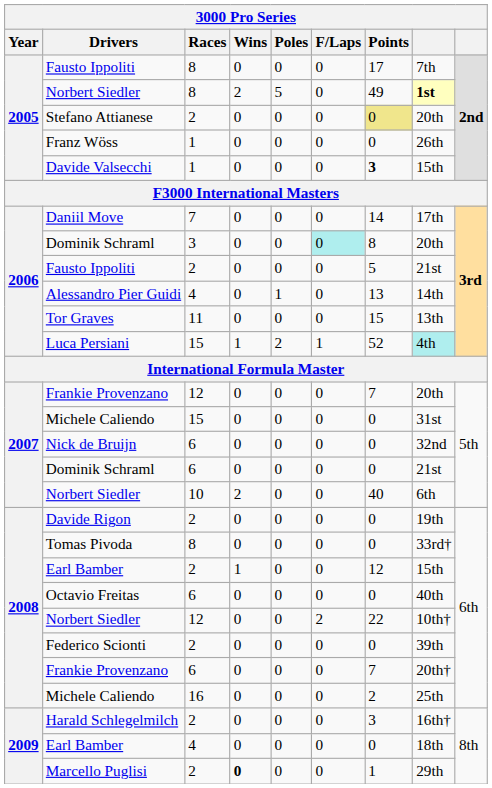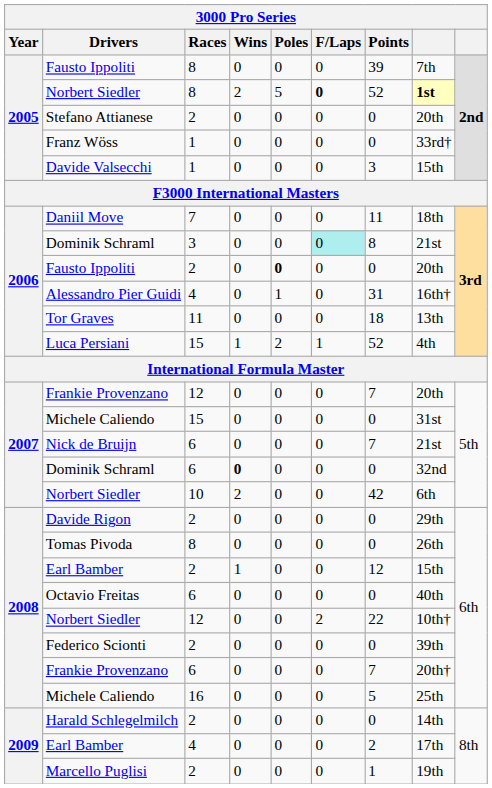(376, 66) 17 -> (376, 66) 39
(319, 92) normal -> (319, 92) bold
(376, 92) 49 -> (376, 92) 52
(372, 117) khaki background -> (372, 117) no background
(430, 142) 26th -> (434, 142) 33rd†
(372, 167) bold -> (372, 167) normal
(376, 217) 14 -> (376, 217) 11
(430, 217) 17th -> (430, 217) 18th
(430, 242) 20th -> (429, 242) 21st
(278, 267) normal -> (278, 267) bold
(372, 267) 5 -> (372, 267) 0
(429, 267) 21st -> (430, 267) 20th
(376, 293) 13 -> (376, 293) 31
(430, 293) 14th -> (434, 293) 16th†
(376, 318) 15 -> (376, 318) 18
(426, 343) paleturquoise background -> (426, 343) no background
(372, 443) 0 -> (372, 443) 7
(431, 443) 32nd -> (429, 443) 21st
(237, 468) normal -> (237, 468) bold
(429, 468) 21st -> (431, 468) 32nd
(376, 494) 40 -> (376, 494) 42
(430, 519) 19th -> (430, 519) 29th
(434, 544) 33rd† -> (430, 544) 26th
(372, 695) 2 -> (372, 695) 5
(372, 720) 3 -> (372, 720) 0
(434, 720) 16th† -> (430, 720) 14th
(372, 745) 0 -> (372, 745) 2
(430, 745) 18th -> (430, 745) 17th
(237, 770) bold -> (237, 770) normal
(430, 770) 29th -> (430, 770) 19th
